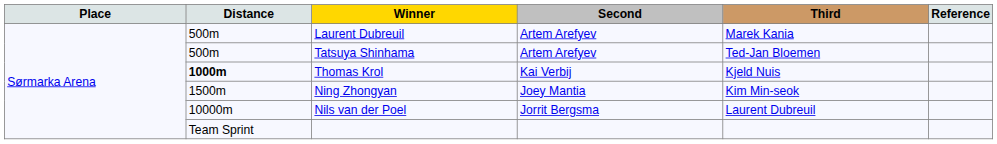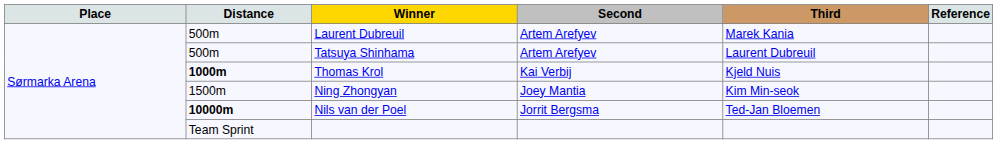(773, 52) Ted-Jan Bloemen -> (771, 52) Laurent Dubreuil
(211, 110) normal -> (211, 110) bold
(771, 110) Laurent Dubreuil -> (773, 110) Ted-Jan Bloemen
